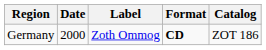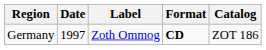(73, 34) 2000 -> (73, 34) 1997
